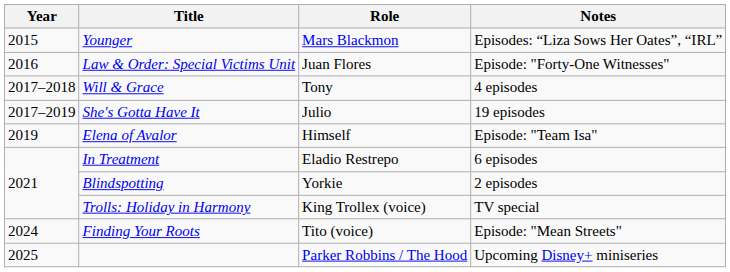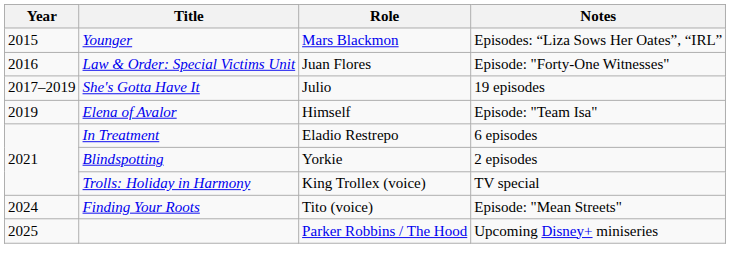- row: (123, 87)
